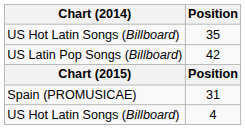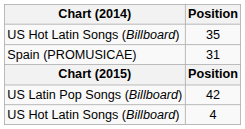rows swapped: (213, 54) <-> (213, 94)
